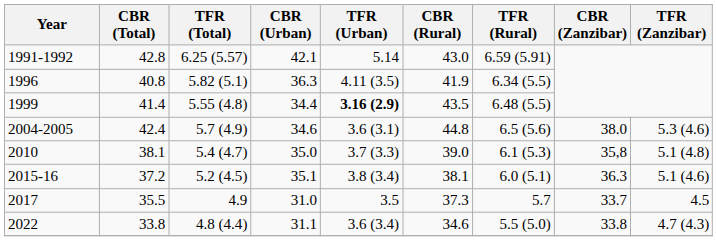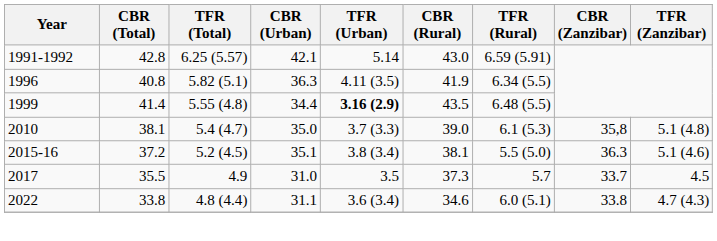- row: (41, 128)
(525, 176) 6.0 (5.1) -> (525, 152) 5.5 (5.0)
(525, 224) 5.5 (5.0) -> (525, 200) 6.0 (5.1)
